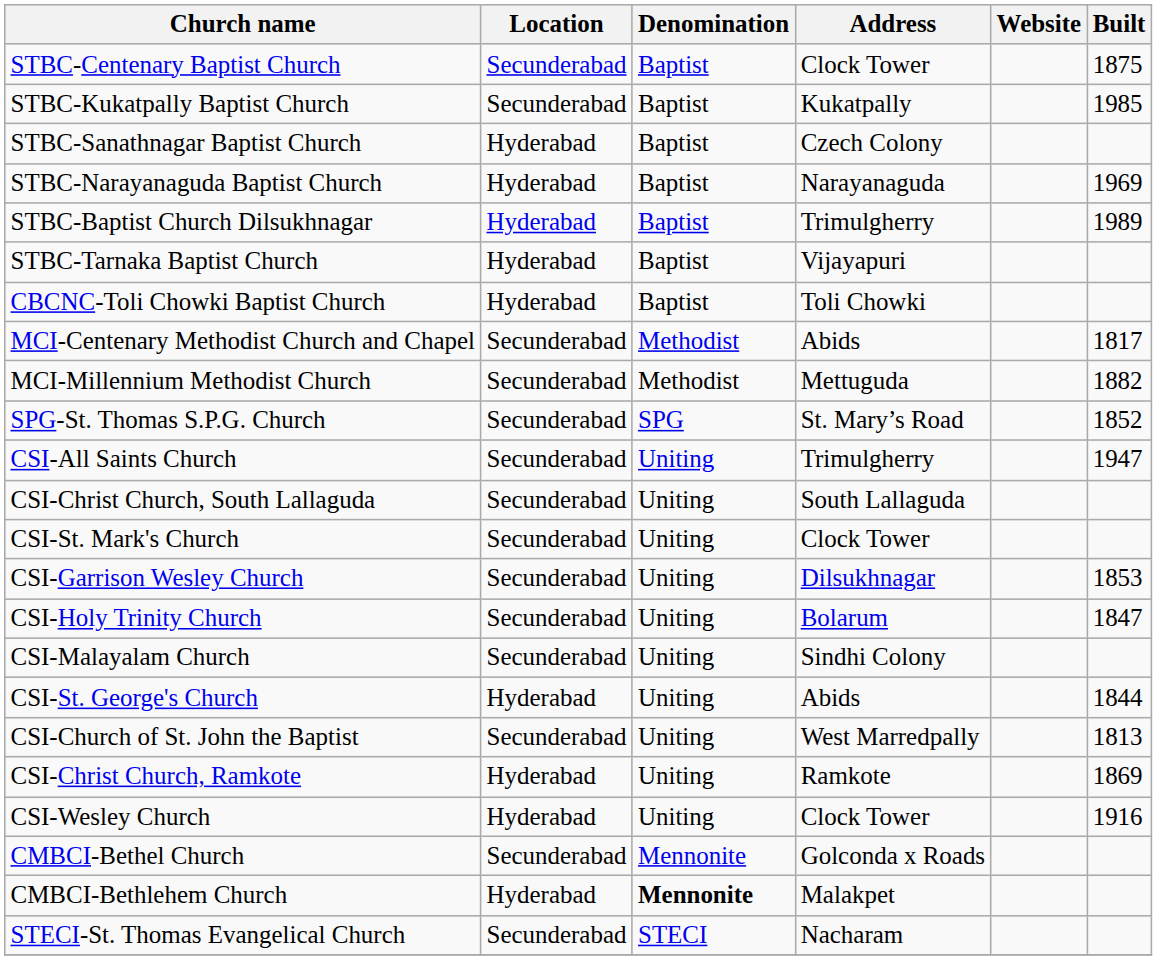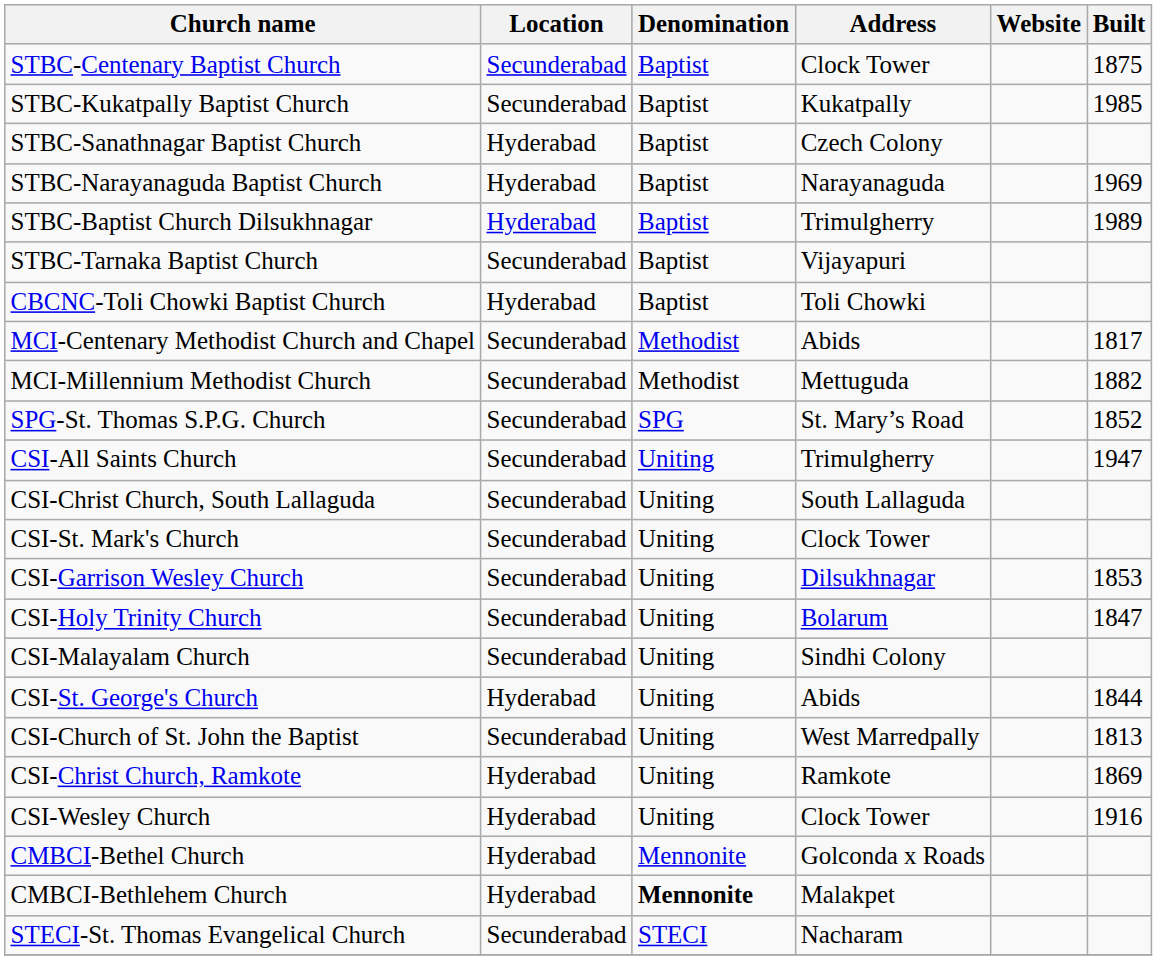(541, 261) Hyderabad -> (556, 261) Secunderabad
(556, 855) Secunderabad -> (541, 855) Hyderabad
